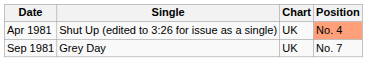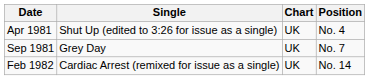(329, 30) lightsalmon background -> (332, 30) no background
+ row: (30, 65)
